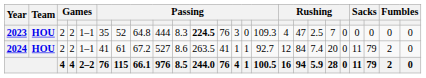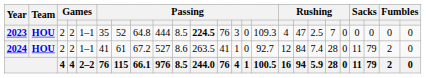(181, 33) 8.3 -> (181, 33) 8.5
(246, 49) 1 -> (246, 49) 0
(333, 49) 20 -> (333, 49) 28
